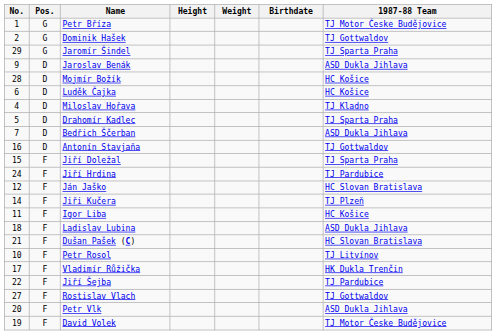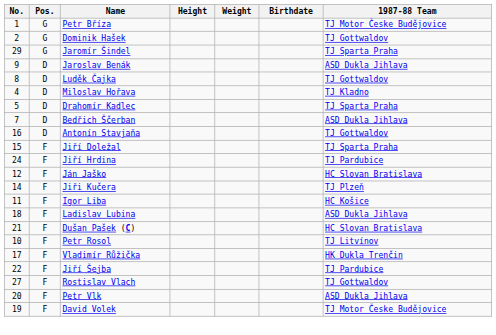- row: (92, 79)
(17, 92) 6 -> (17, 79) 8
(347, 92) HC Košice -> (357, 79) TJ Gottwaldov
